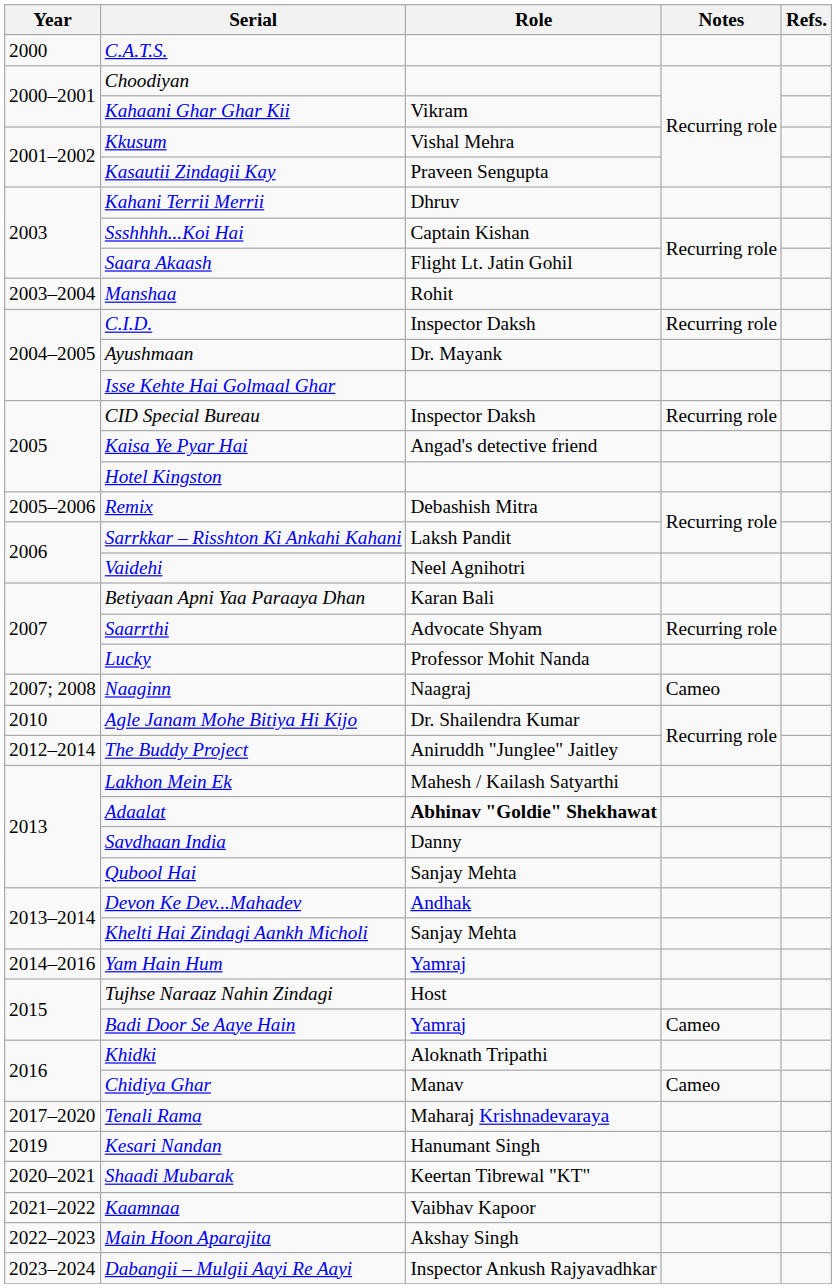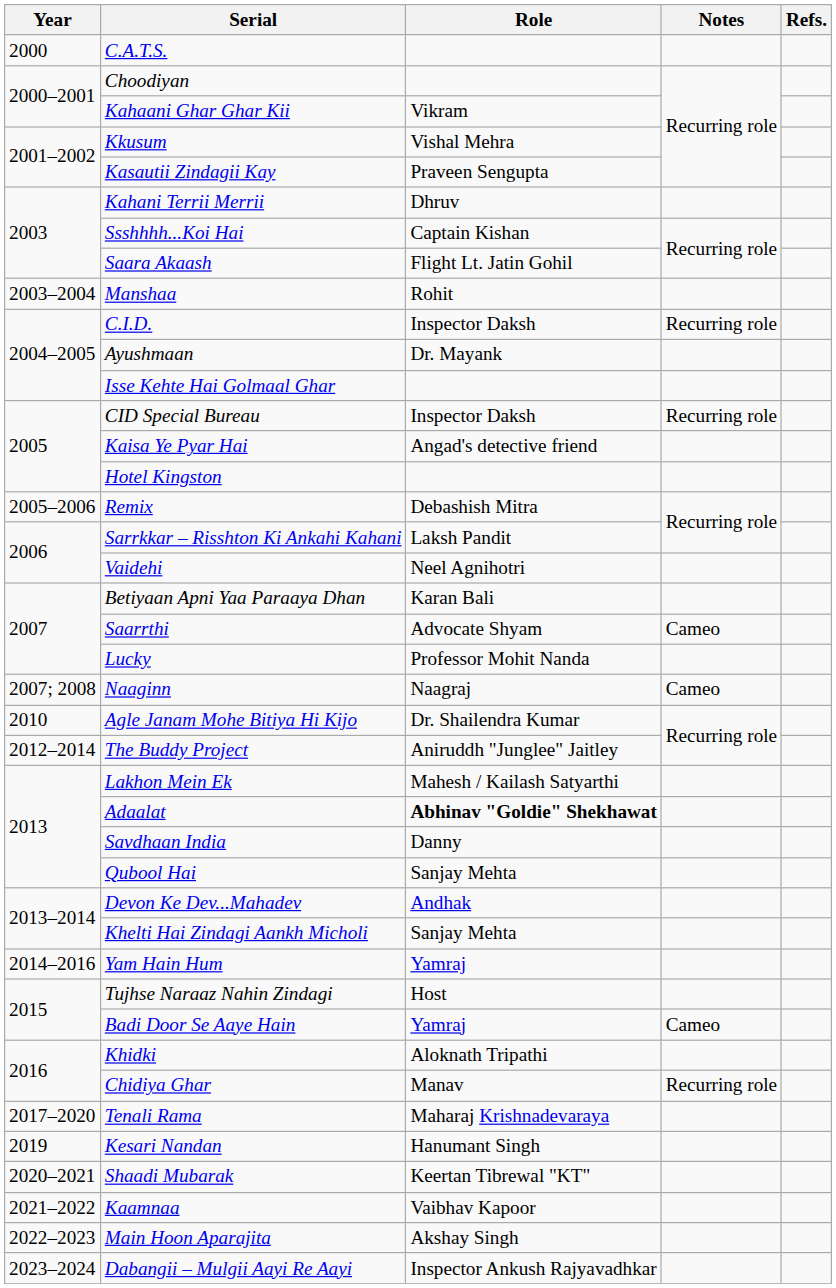(721, 628) Recurring role -> (693, 628) Cameo
(693, 1085) Cameo -> (721, 1085) Recurring role
